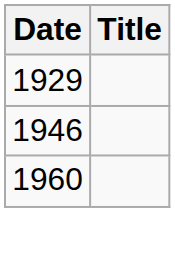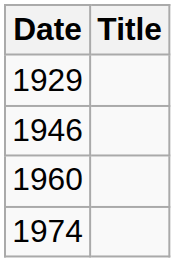+ row: (48, 230)
